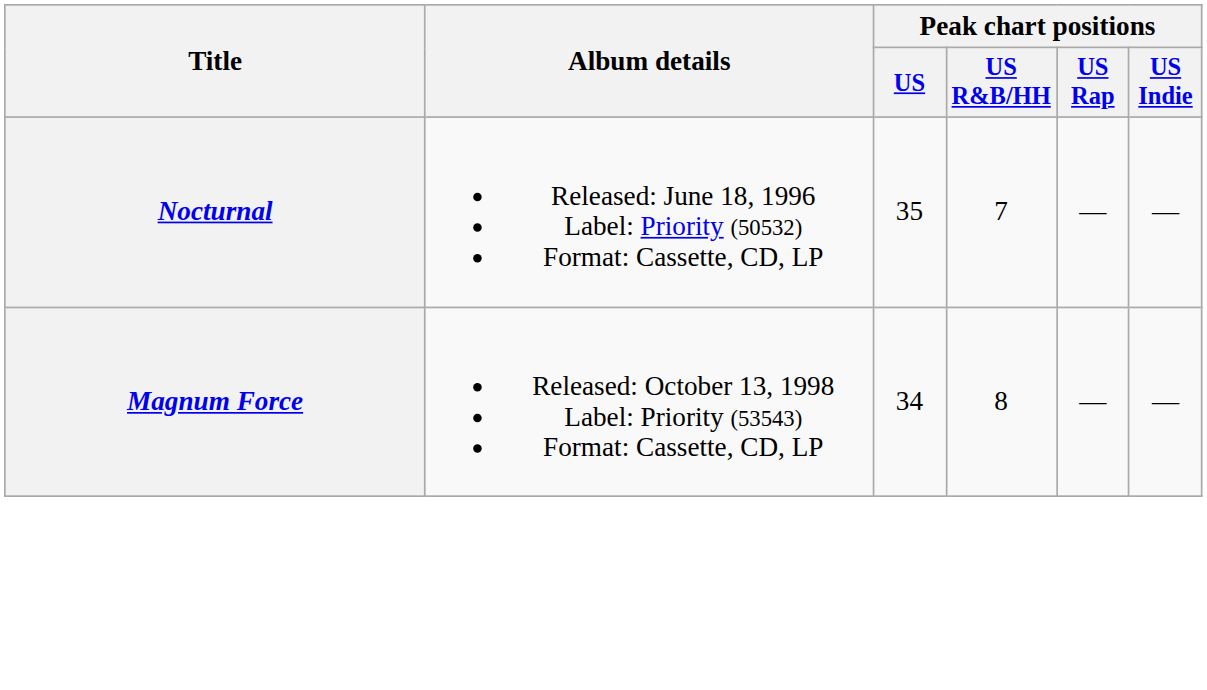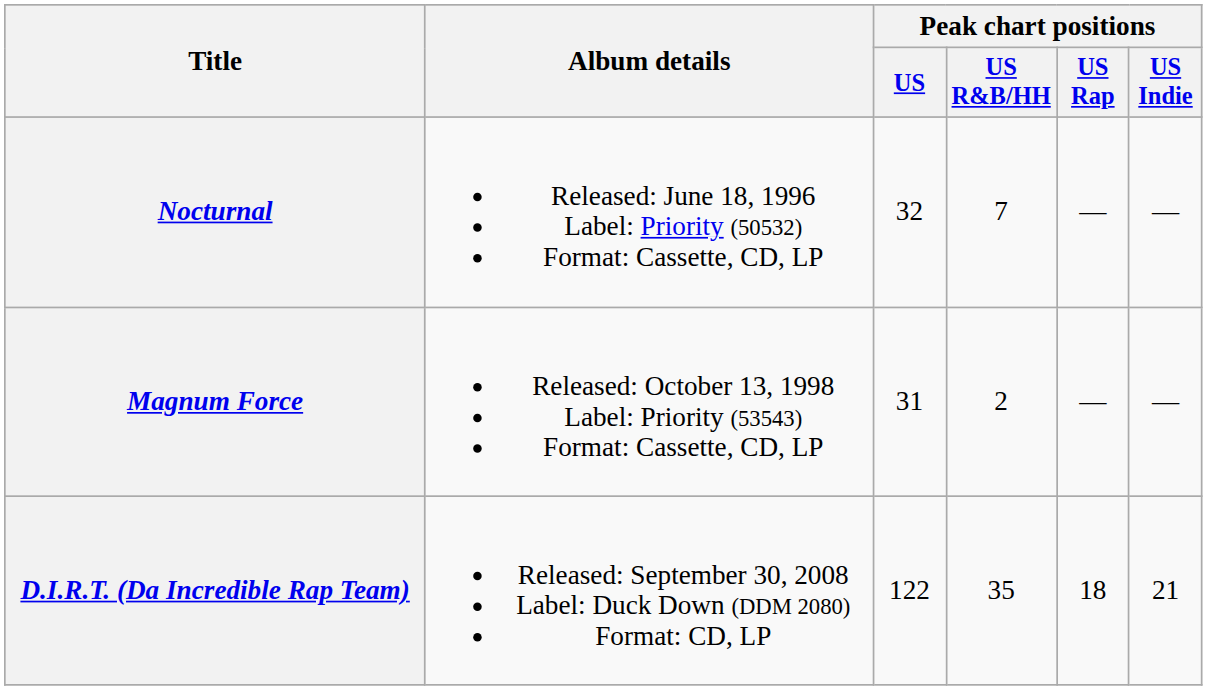(909, 211) 35 -> (909, 211) 32
(909, 400) 34 -> (909, 400) 31
(1001, 400) 8 -> (1001, 400) 2
+ row: (215, 590)
